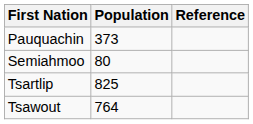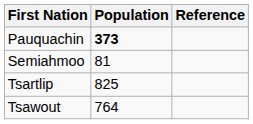(106, 38) normal -> (106, 38) bold
(102, 61) 80 -> (102, 61) 81
